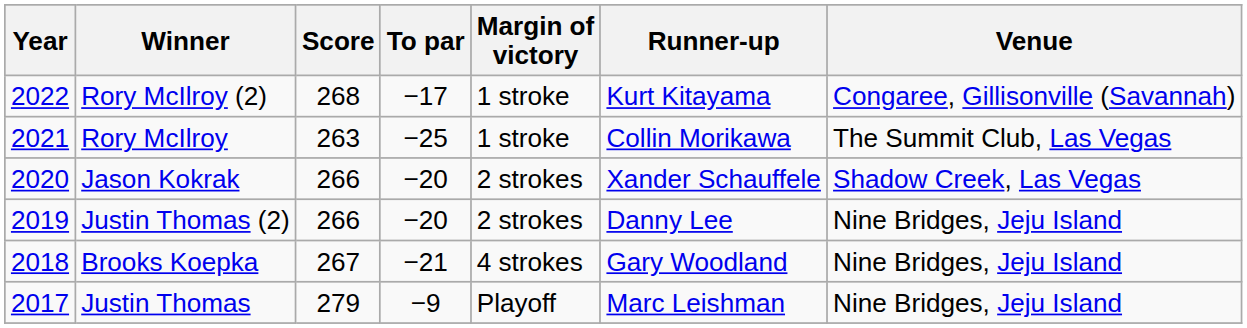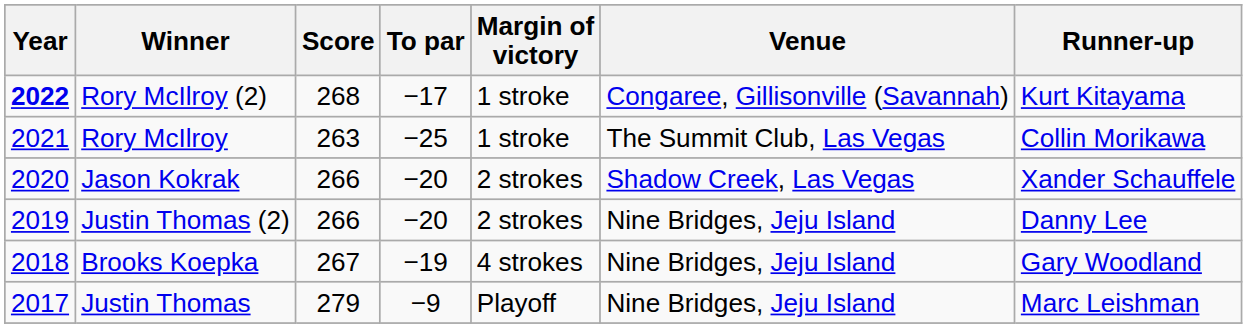columns swapped: (714, 40) <-> (1034, 40)
(40, 96) normal -> (40, 96) bold
(426, 262) −21 -> (426, 262) −19
